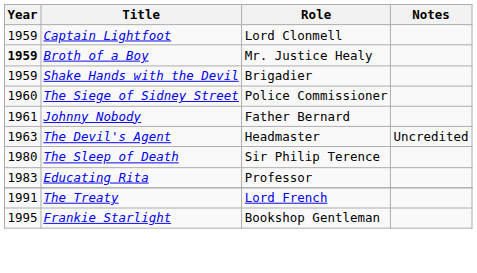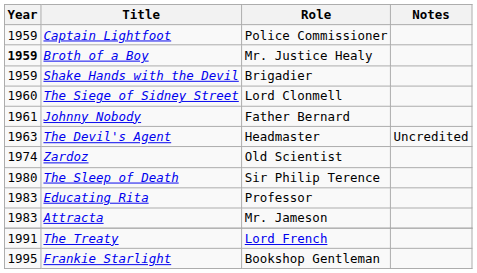(294, 35) Lord Clonmell -> (316, 35) Police Commissioner
(316, 96) Police Commissioner -> (294, 96) Lord Clonmell
+ row: (66, 157)
+ row: (74, 218)
